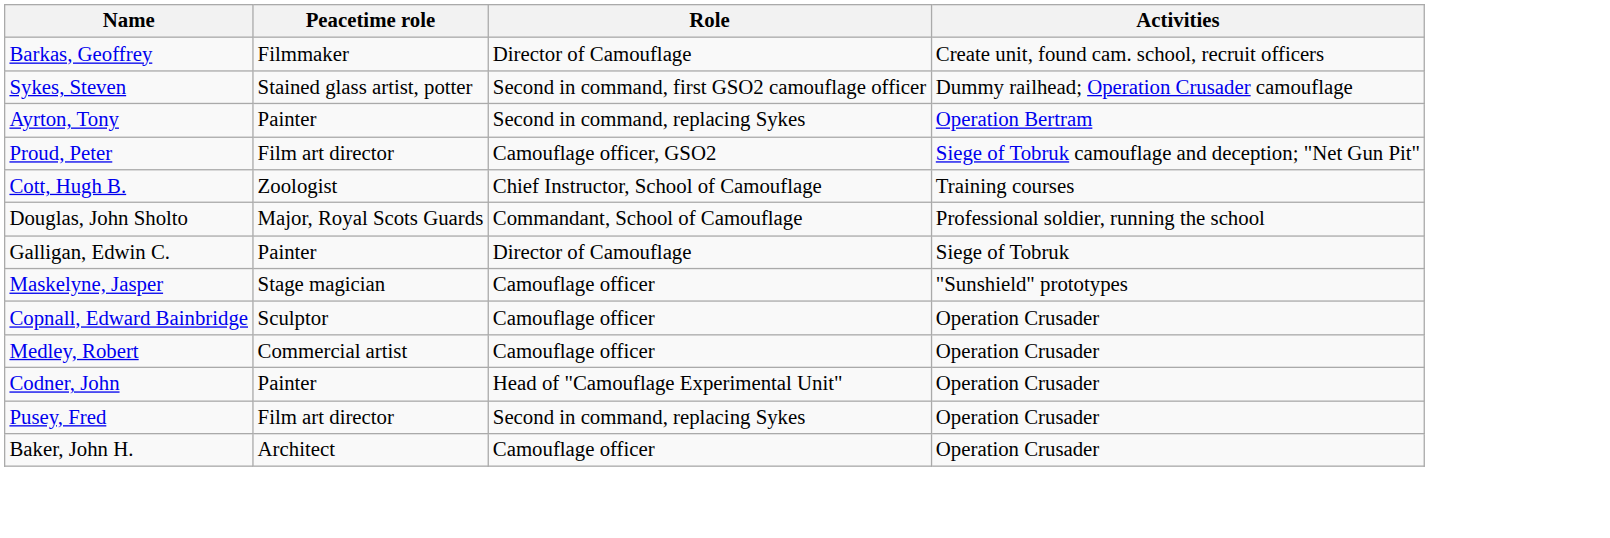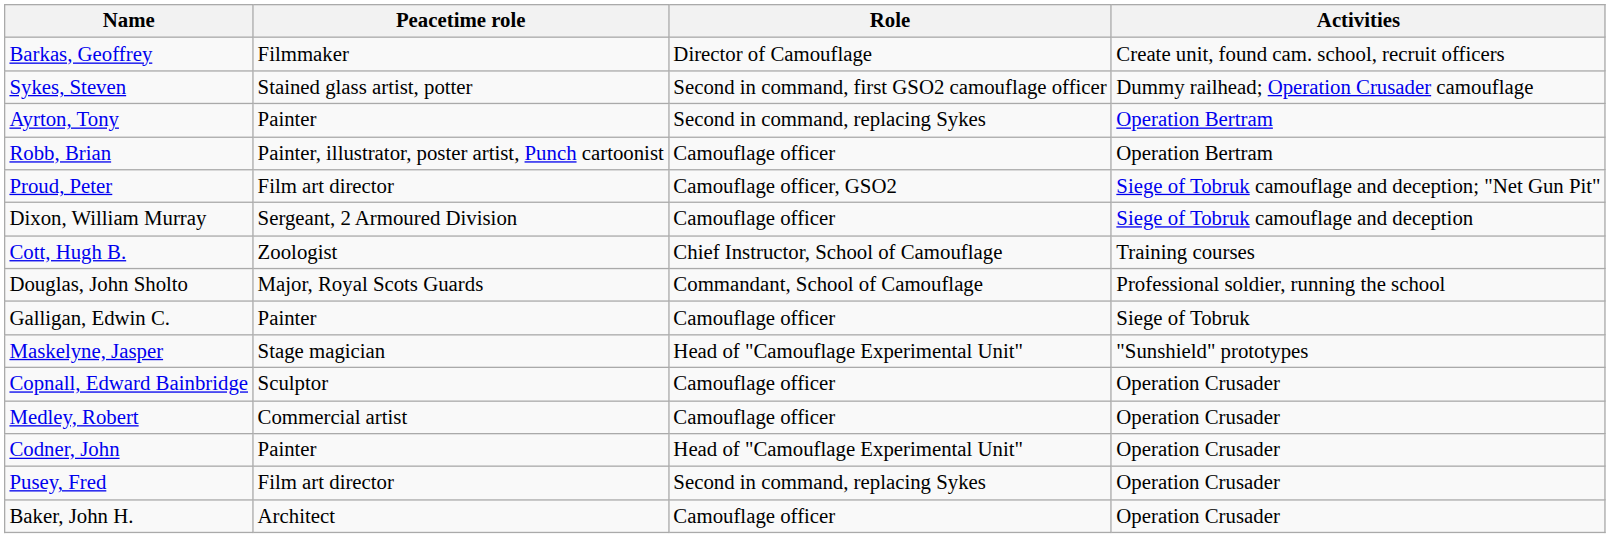+ row: (60, 152)
+ row: (108, 218)
(592, 251) Director of Camouflage -> (754, 317) Camouflage officer
(574, 284) Camouflage officer -> (848, 350) Head of "Camouflage Experimental Unit"
